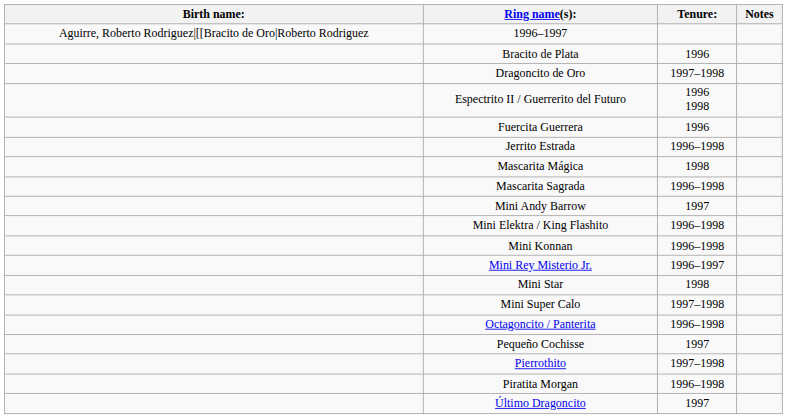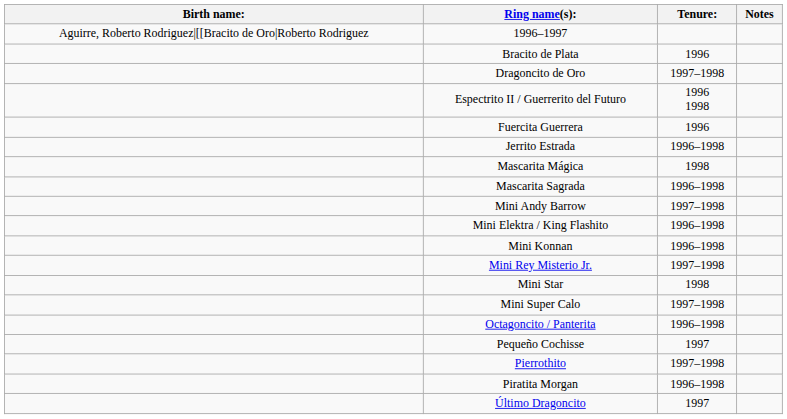(697, 205) 1997 -> (697, 205) 1997–1998
(697, 264) 1996–1997 -> (697, 264) 1997–1998
